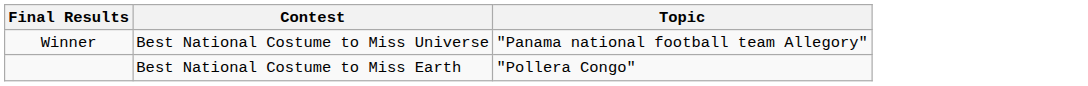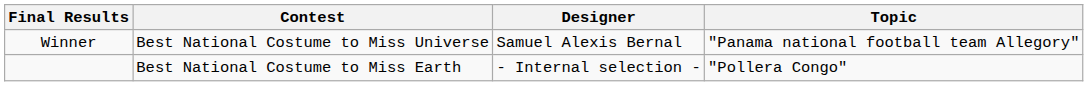+ column: (599, 17)
